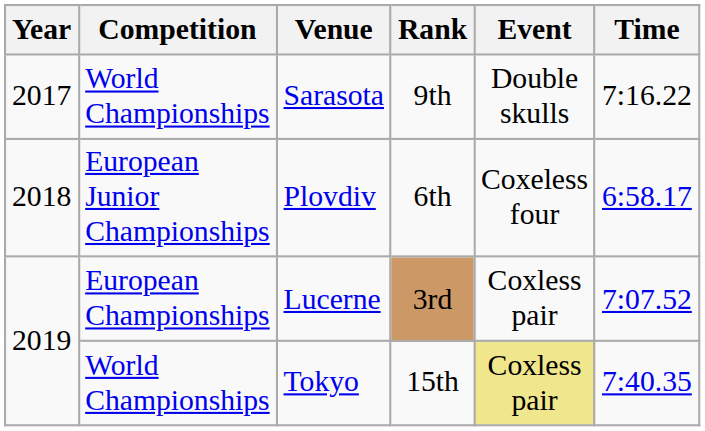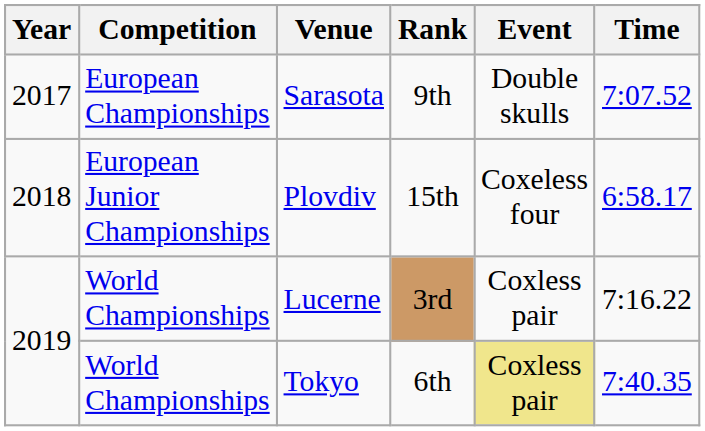(177, 95) World Championships -> (177, 95) European Championships
(647, 95) 7:16.22 -> (647, 95) 7:07.52
(433, 197) 6th -> (433, 197) 15th
(177, 298) European Championships -> (177, 298) World Championships
(647, 298) 7:07.52 -> (647, 298) 7:16.22
(433, 382) 15th -> (433, 382) 6th
